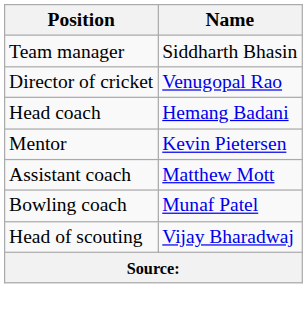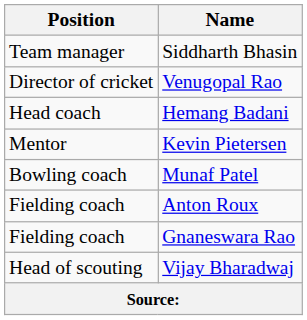- row: (218, 174)
+ row: (210, 205)
+ row: (229, 236)
